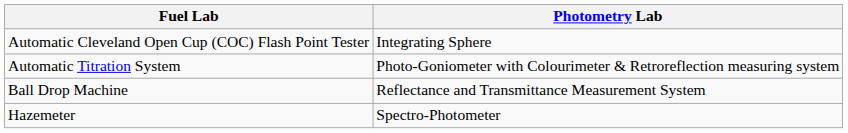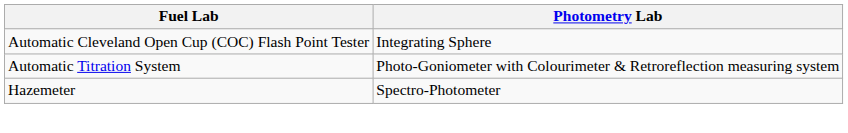- row: (68, 90)
